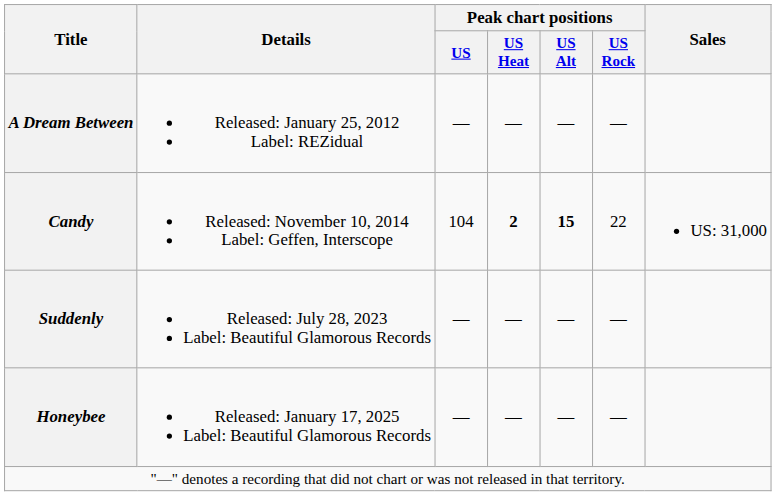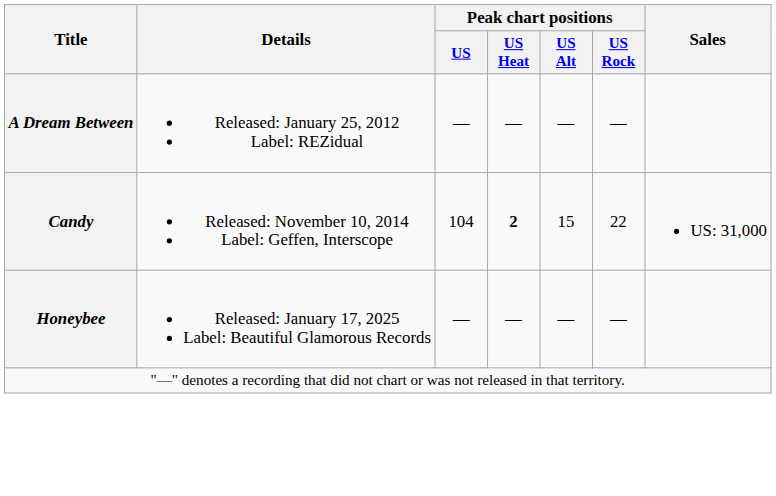(566, 220) bold -> (566, 220) normal
- row: (71, 319)
